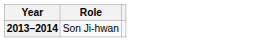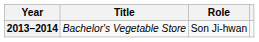+ column: (124, 12)
